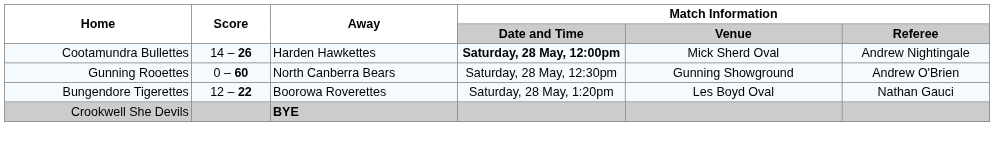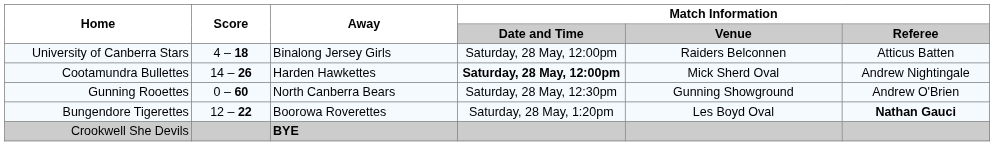+ row: (110, 53)
(916, 92) normal -> (916, 111) bold
